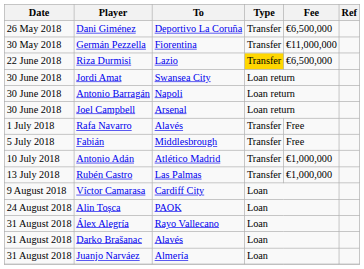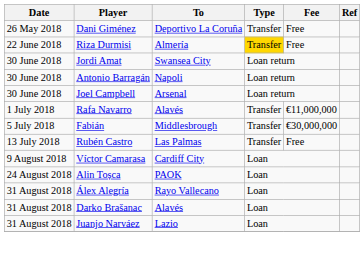(309, 28) €6,500,000 -> (295, 28) Free
- row: (111, 45)
(166, 61) Lazio -> (171, 45) Almería
(309, 61) €6,500,000 -> (295, 45) Free
(295, 126) Free -> (311, 110) €11,000,000
(295, 142) Free -> (312, 126) €30,000,000
- row: (105, 158)
(309, 175) €1,000,000 -> (295, 142) Free
(171, 256) Almería -> (166, 223) Lazio
